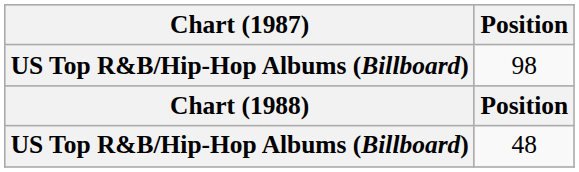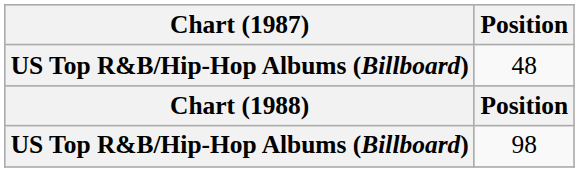rows swapped: (524, 145) <-> (524, 65)
